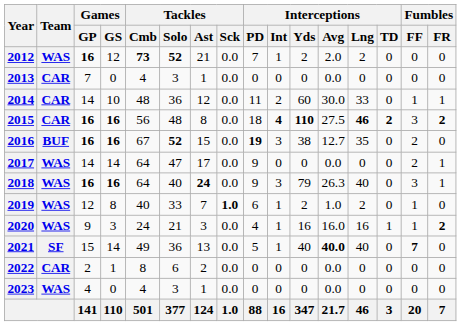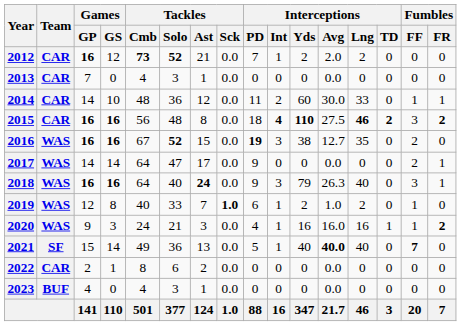(56, 57) WAS -> (56, 57) CAR
(56, 141) BUF -> (56, 141) WAS
(56, 288) WAS -> (56, 288) BUF
